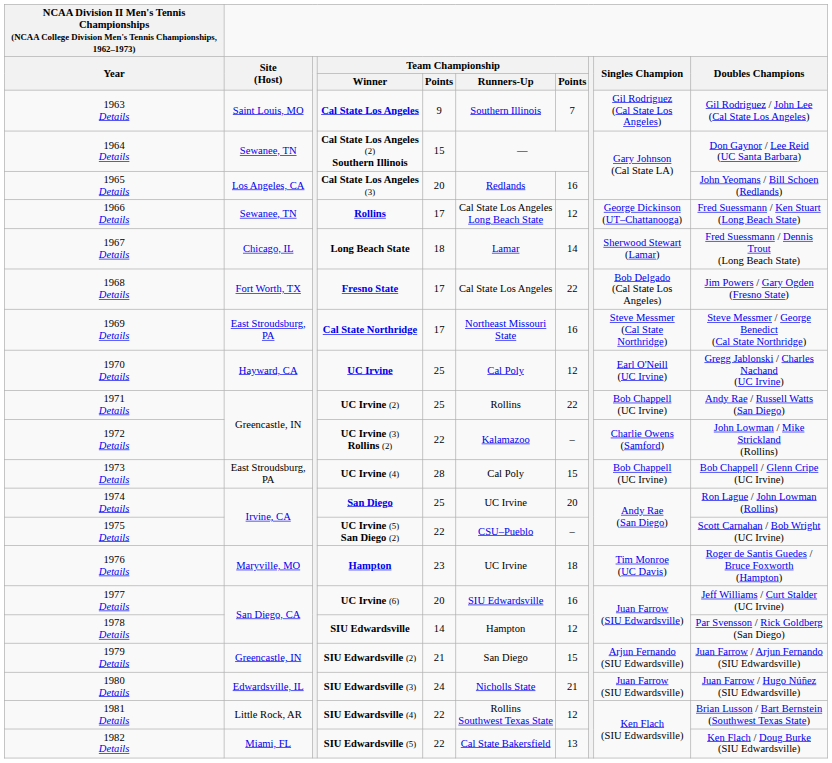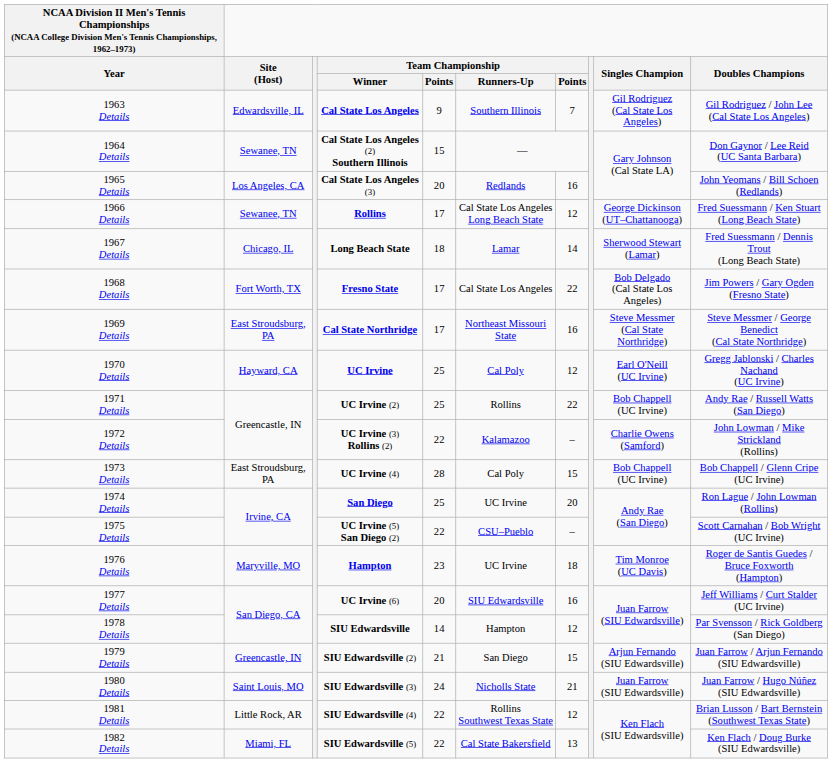(268, 110) Saint Louis, MO -> (268, 110) Edwardsville, IL
(268, 686) Edwardsville, IL -> (268, 686) Saint Louis, MO
